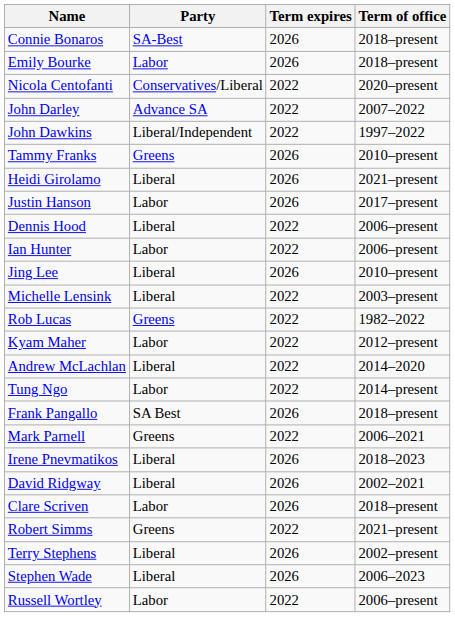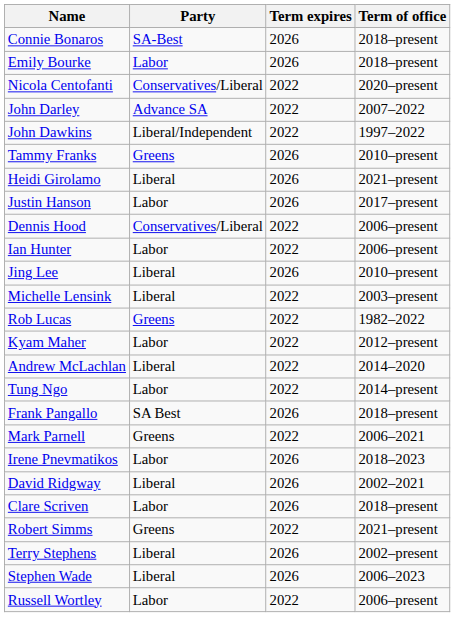(154, 226) Liberal -> (198, 226) Conservatives/Liberal
(154, 459) Liberal -> (150, 459) Labor
